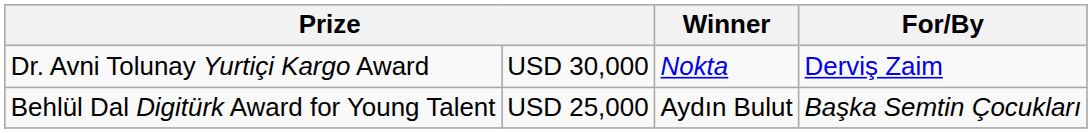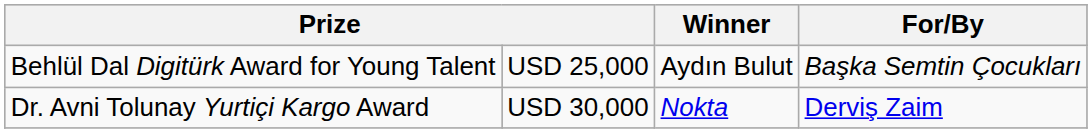rows swapped: (220, 66) <-> (253, 107)
